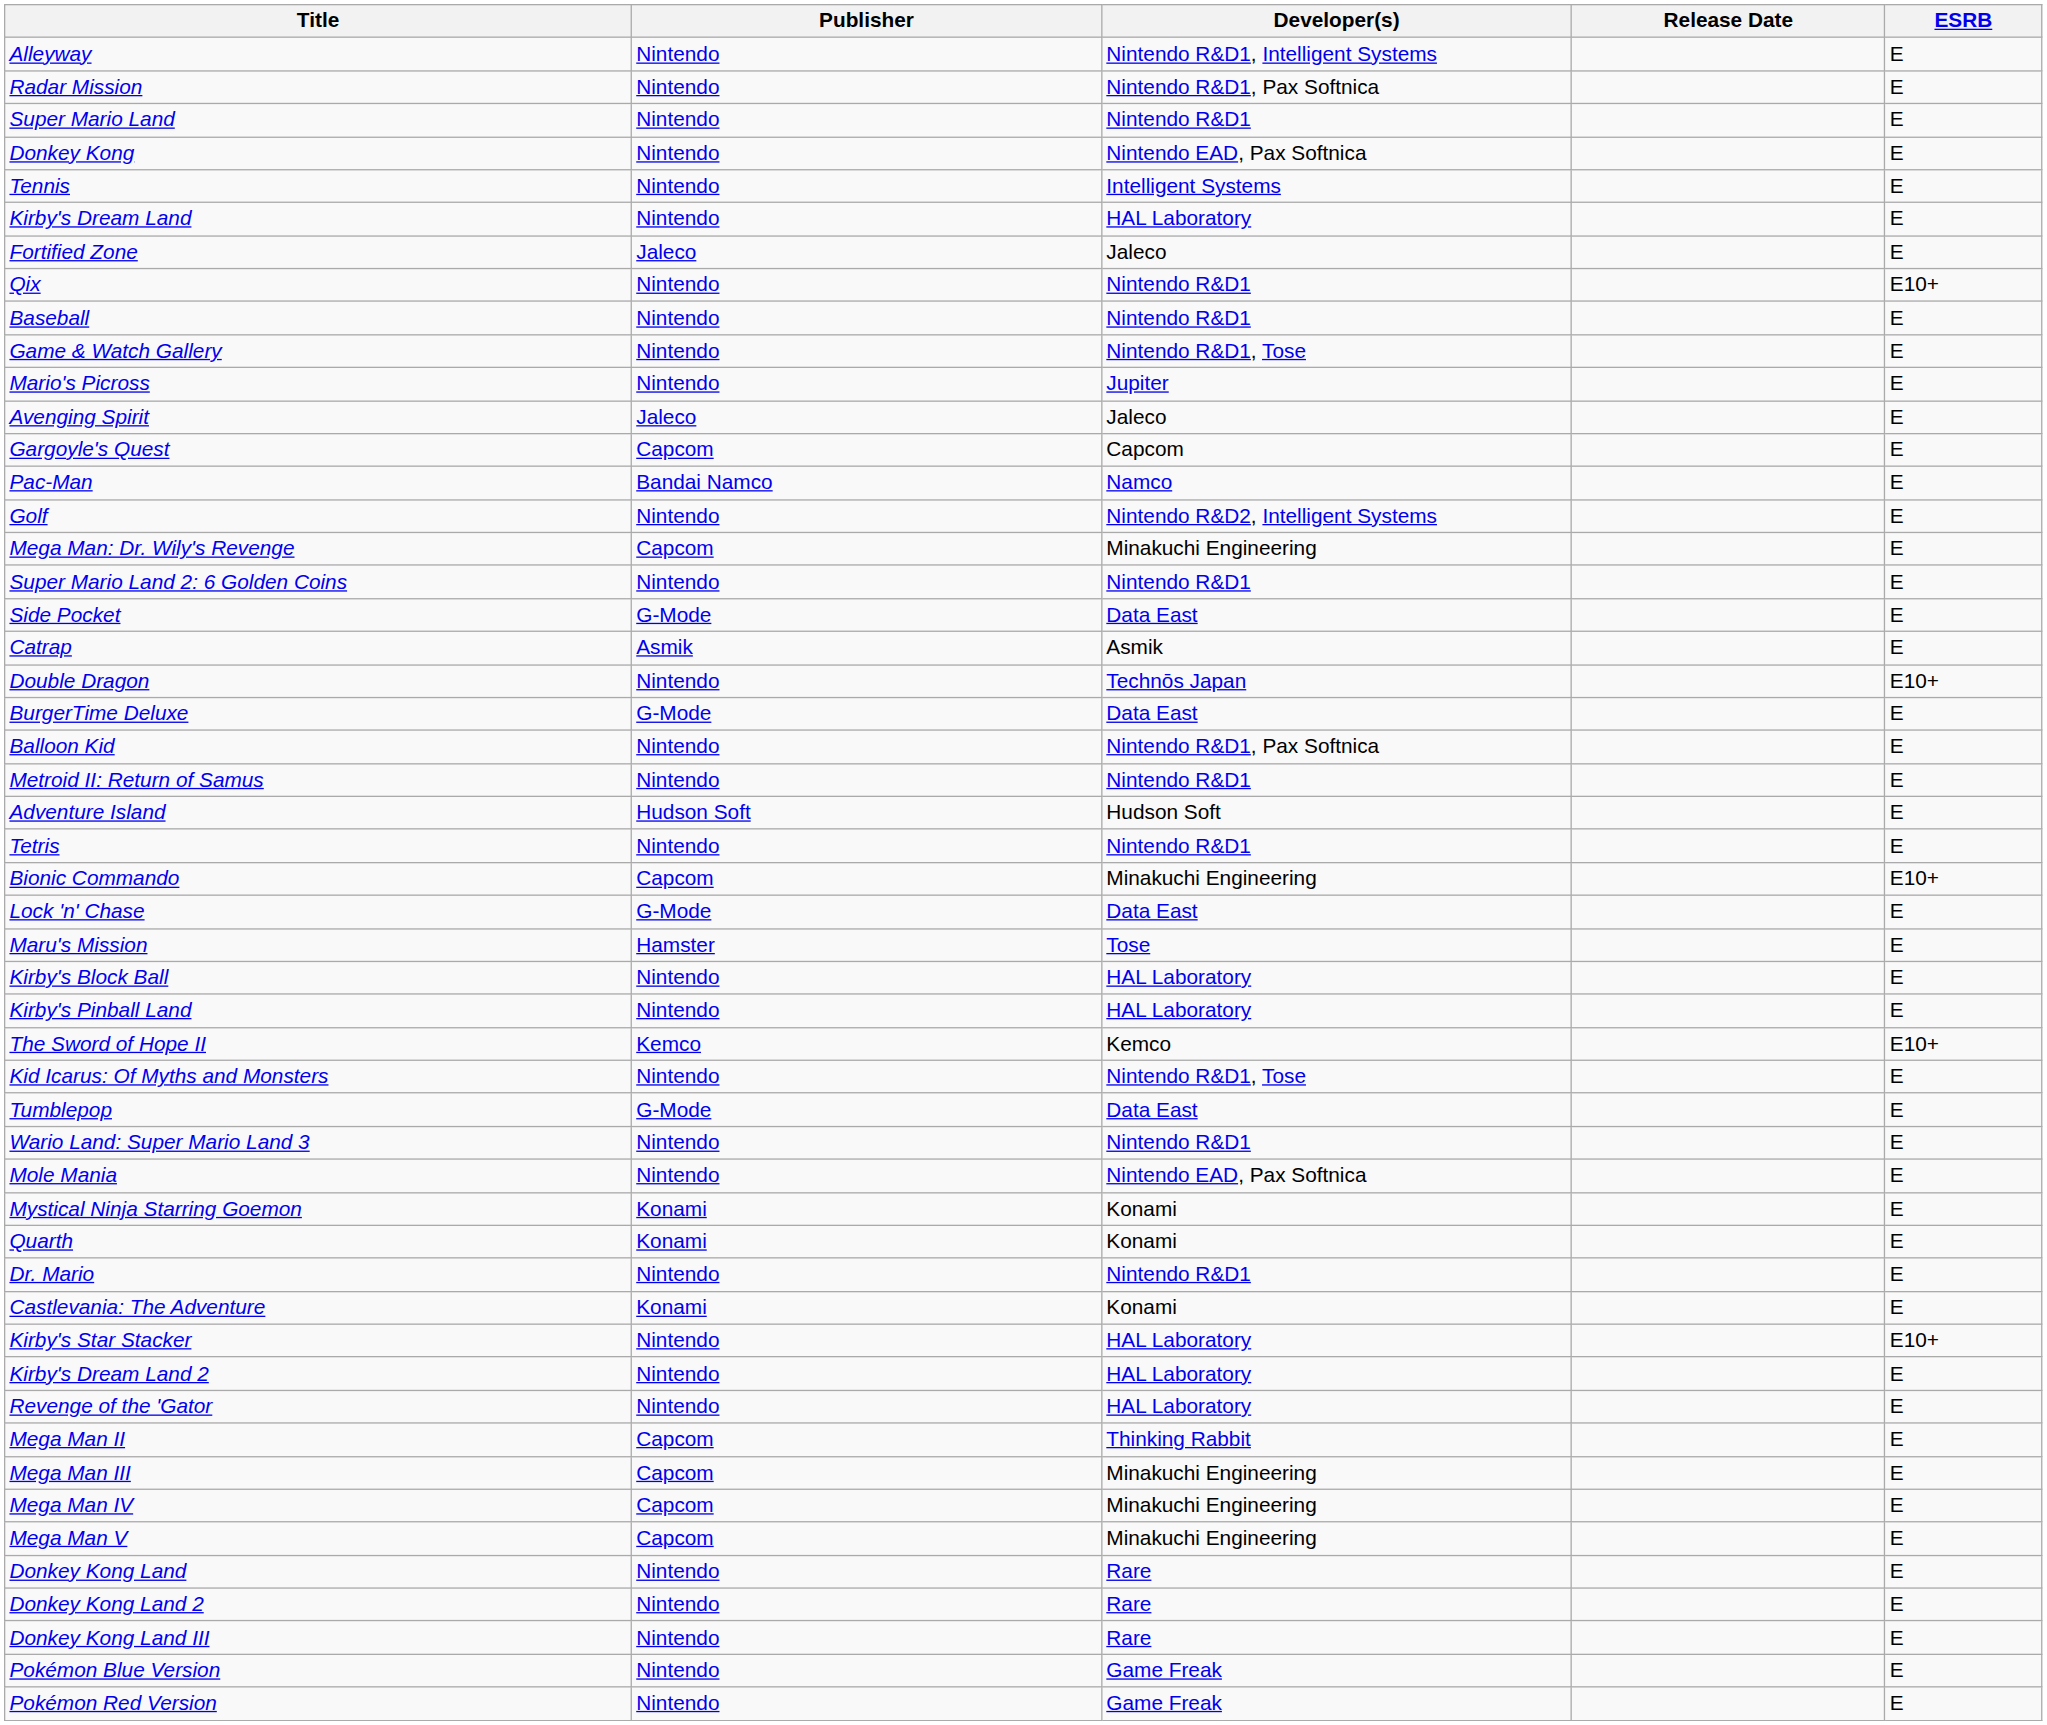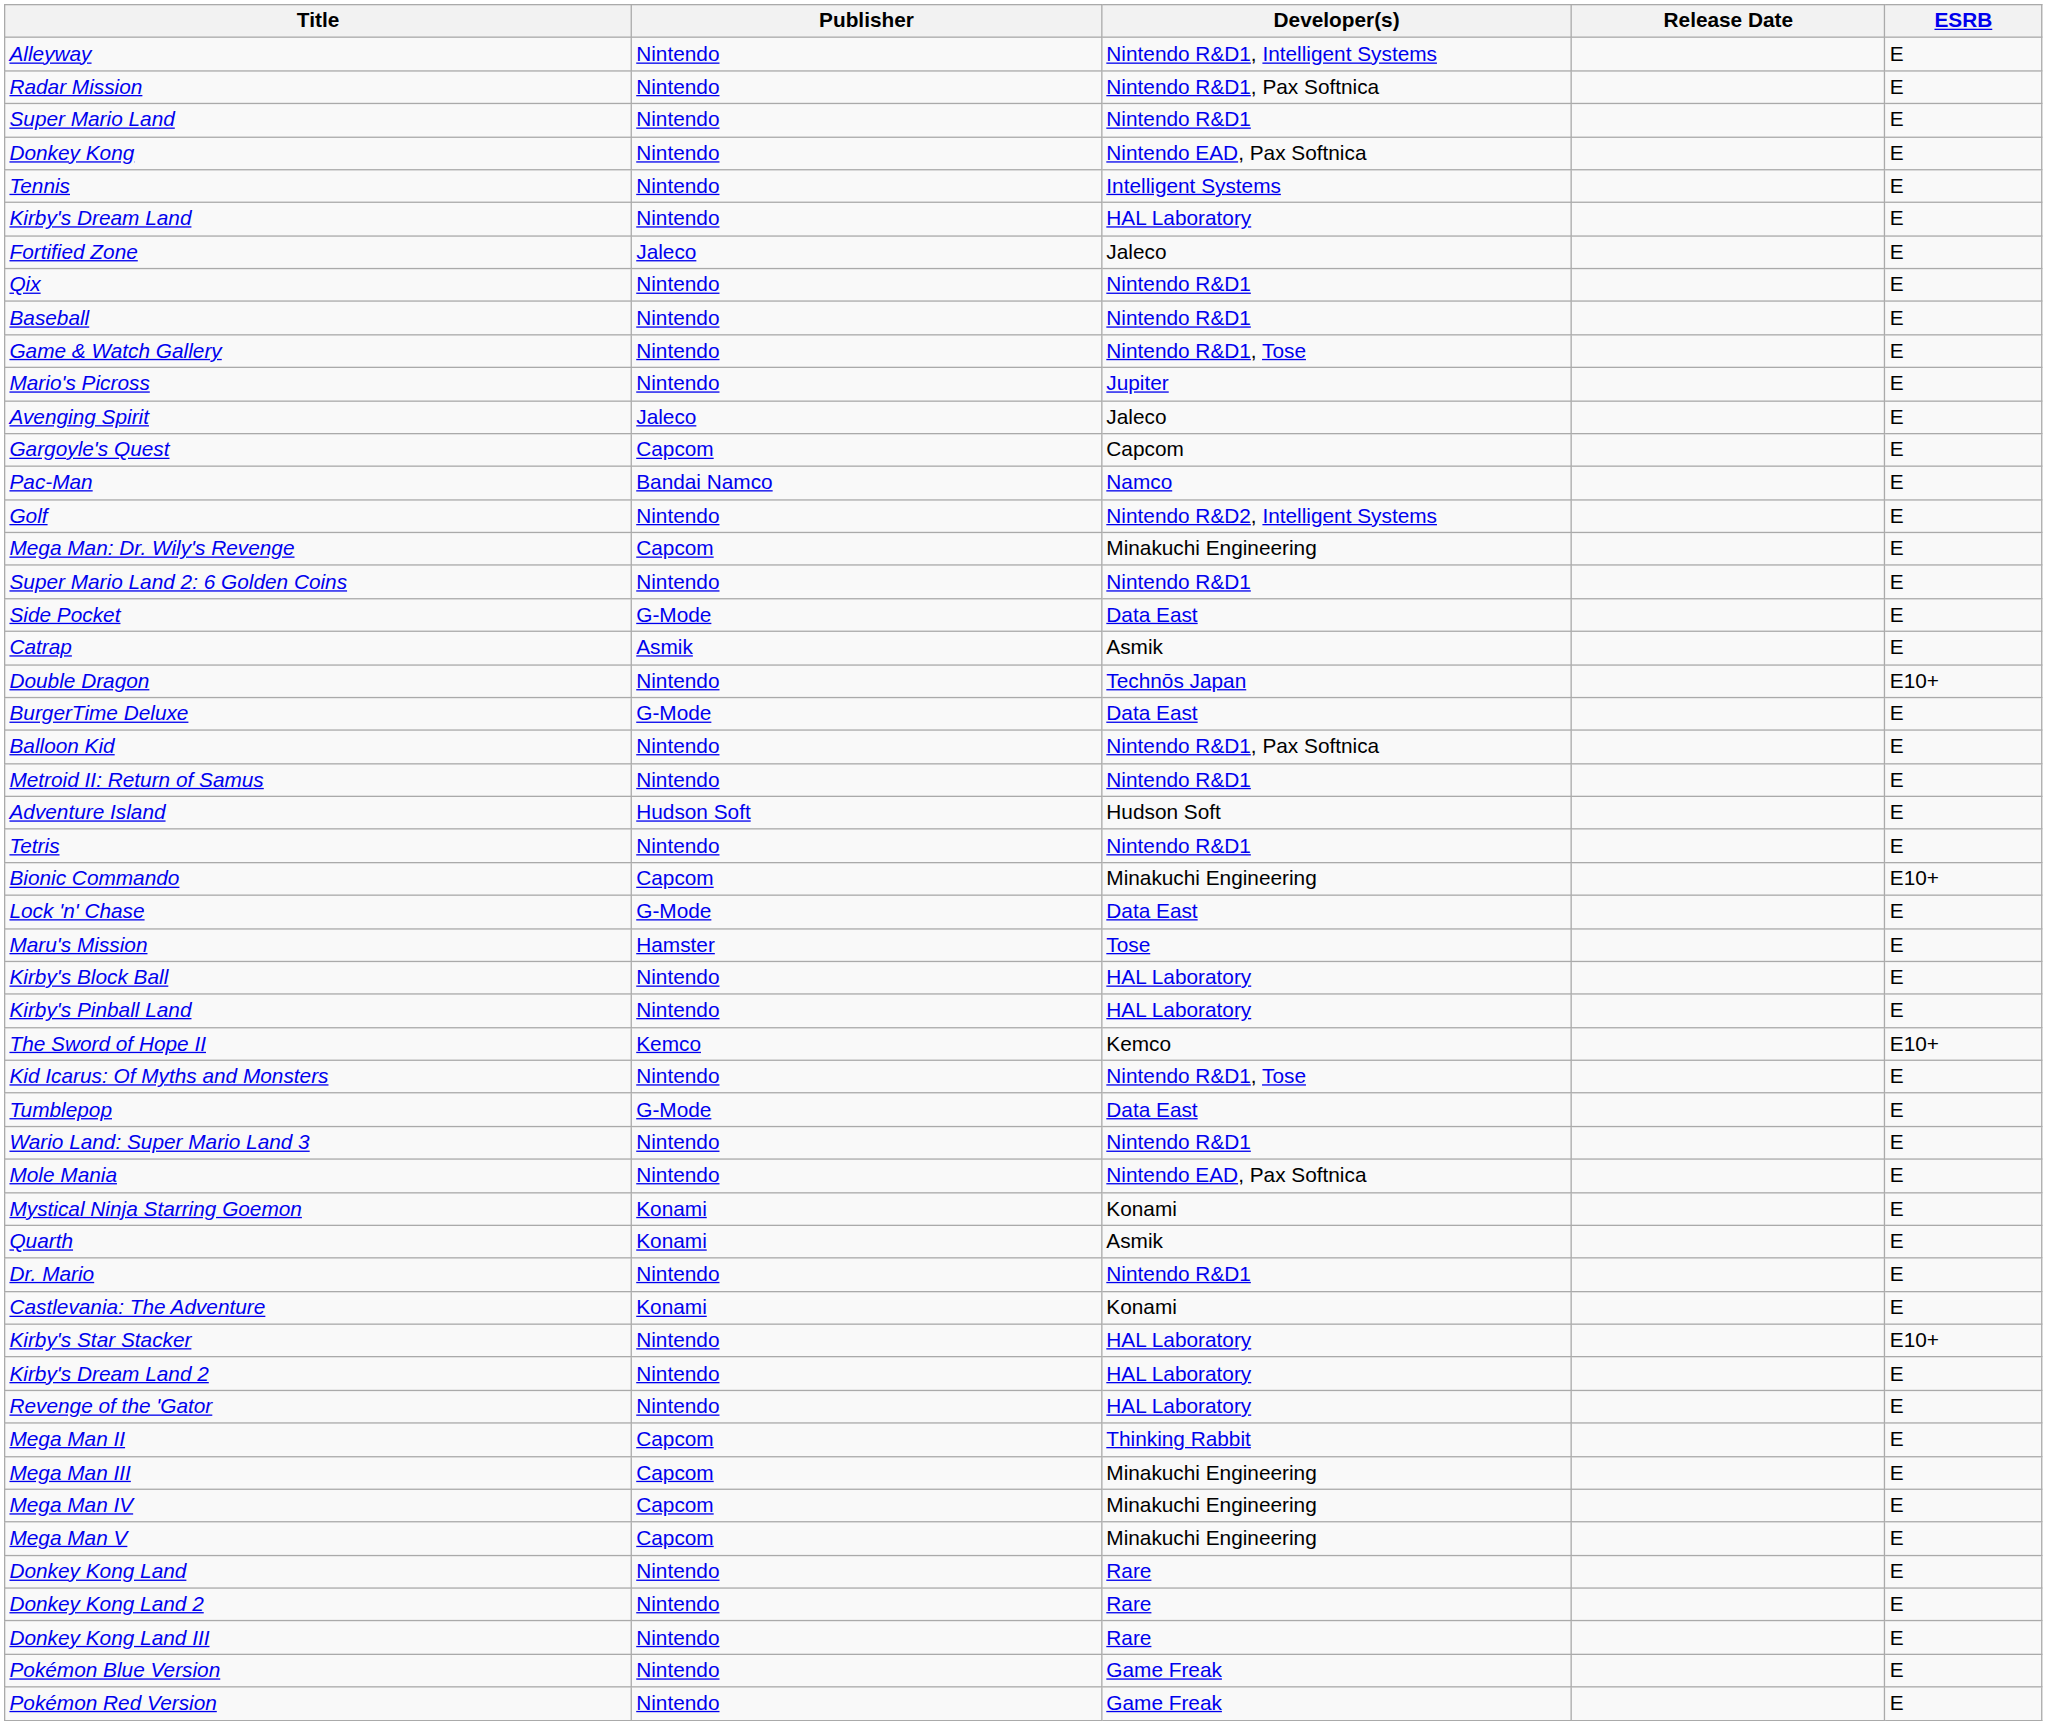(1914, 284) E10+ -> (1897, 284) E
(1142, 1241) Konami -> (1135, 1241) Asmik
